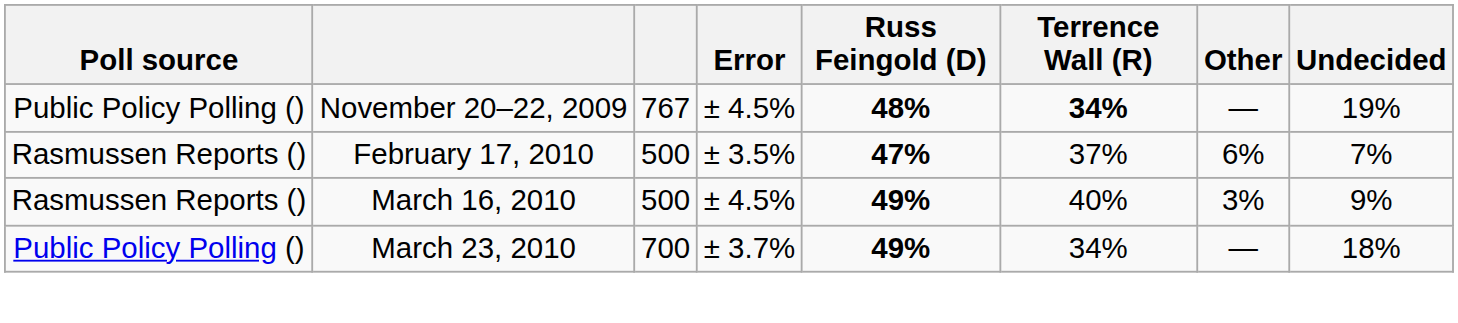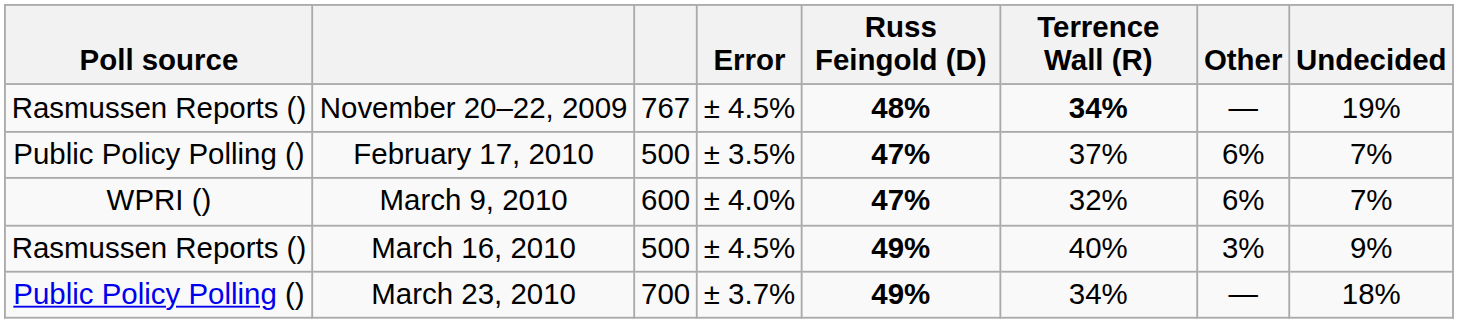(159, 107) Public Policy Polling () -> (159, 107) Rasmussen Reports ()
(159, 154) Rasmussen Reports () -> (159, 154) Public Policy Polling ()
+ row: (474, 201)
